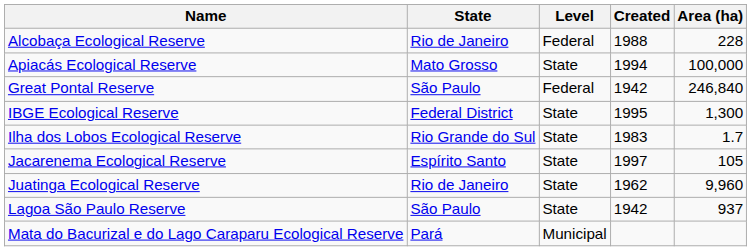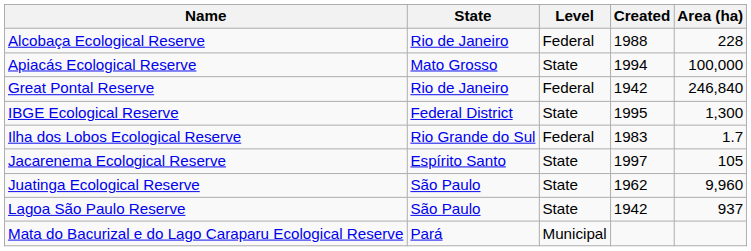(445, 88) São Paulo -> (459, 88) Rio de Janeiro
(560, 137) State -> (568, 137) Federal
(459, 185) Rio de Janeiro -> (445, 185) São Paulo
